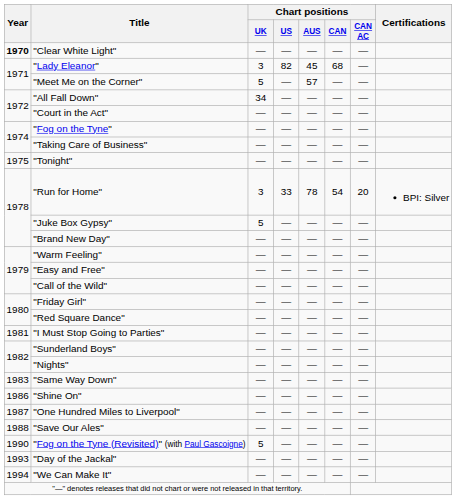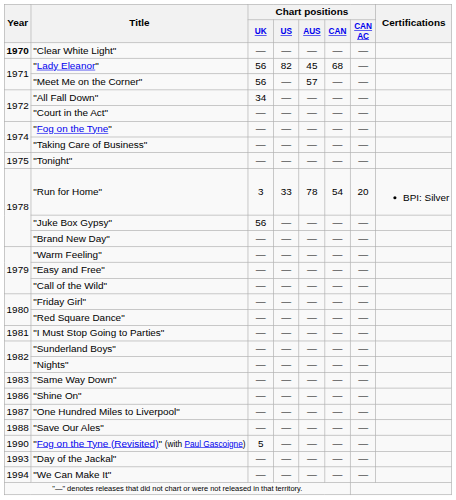(261, 66) 3 -> (261, 66) 56
(261, 82) 5 -> (261, 82) 56
(261, 223) 5 -> (261, 223) 56
